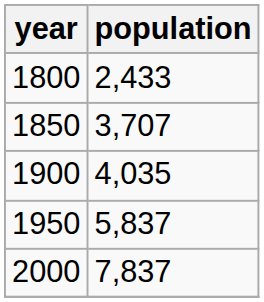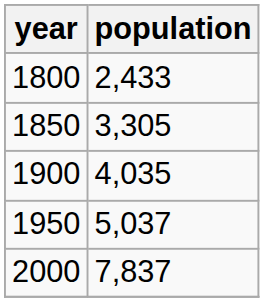(133, 126) 3,707 -> (133, 126) 3,305
(133, 223) 5,837 -> (133, 223) 5,037
